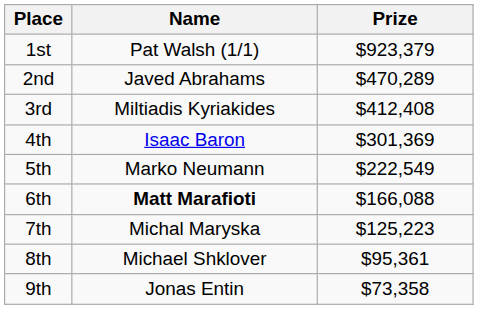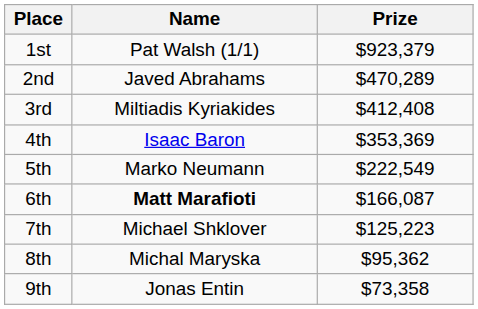(395, 139) $301,369 -> (395, 139) $353,369
(395, 199) $166,088 -> (395, 199) $166,087
(195, 229) Michal Maryska -> (195, 229) Michael Shklover
(195, 259) Michael Shklover -> (195, 259) Michal Maryska
(395, 259) $95,361 -> (395, 259) $95,362
